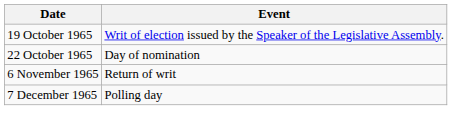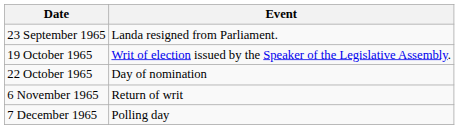+ row: (56, 34)
